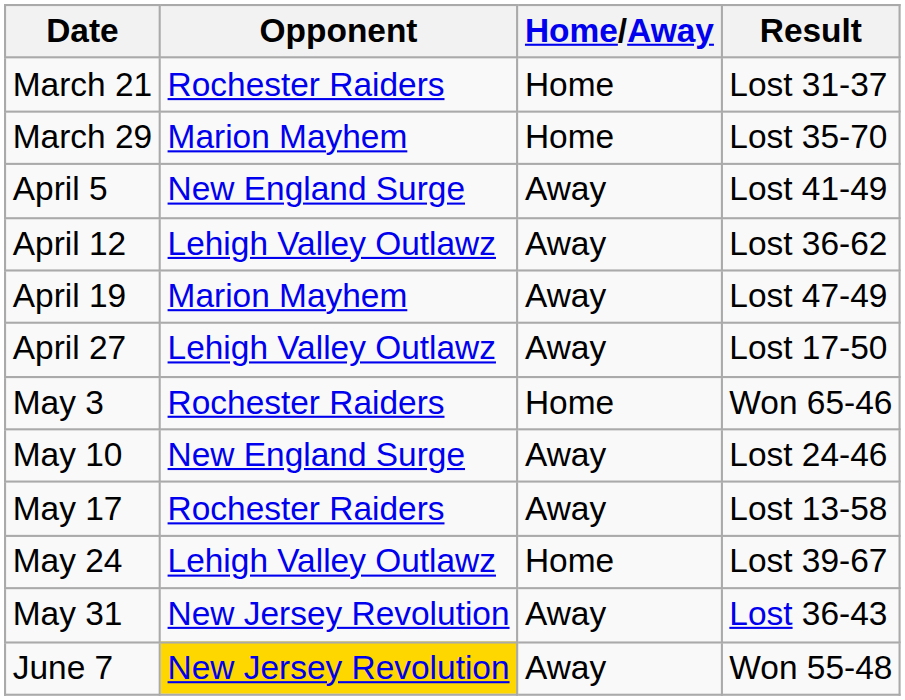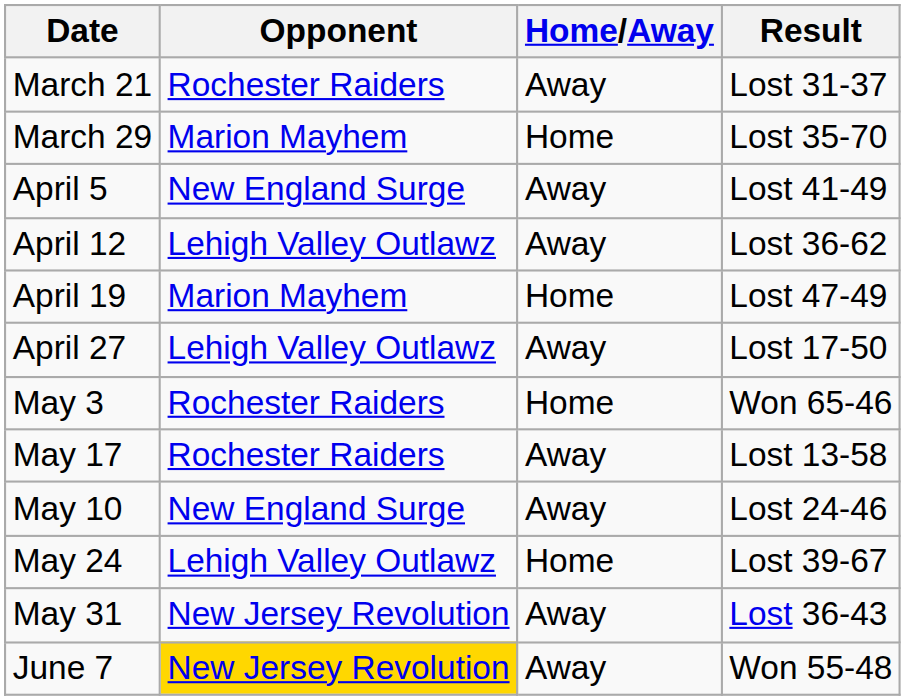(570, 84) Home -> (566, 84) Away
(566, 296) Away -> (570, 296) Home
rows swapped: (68, 455) <-> (68, 508)
